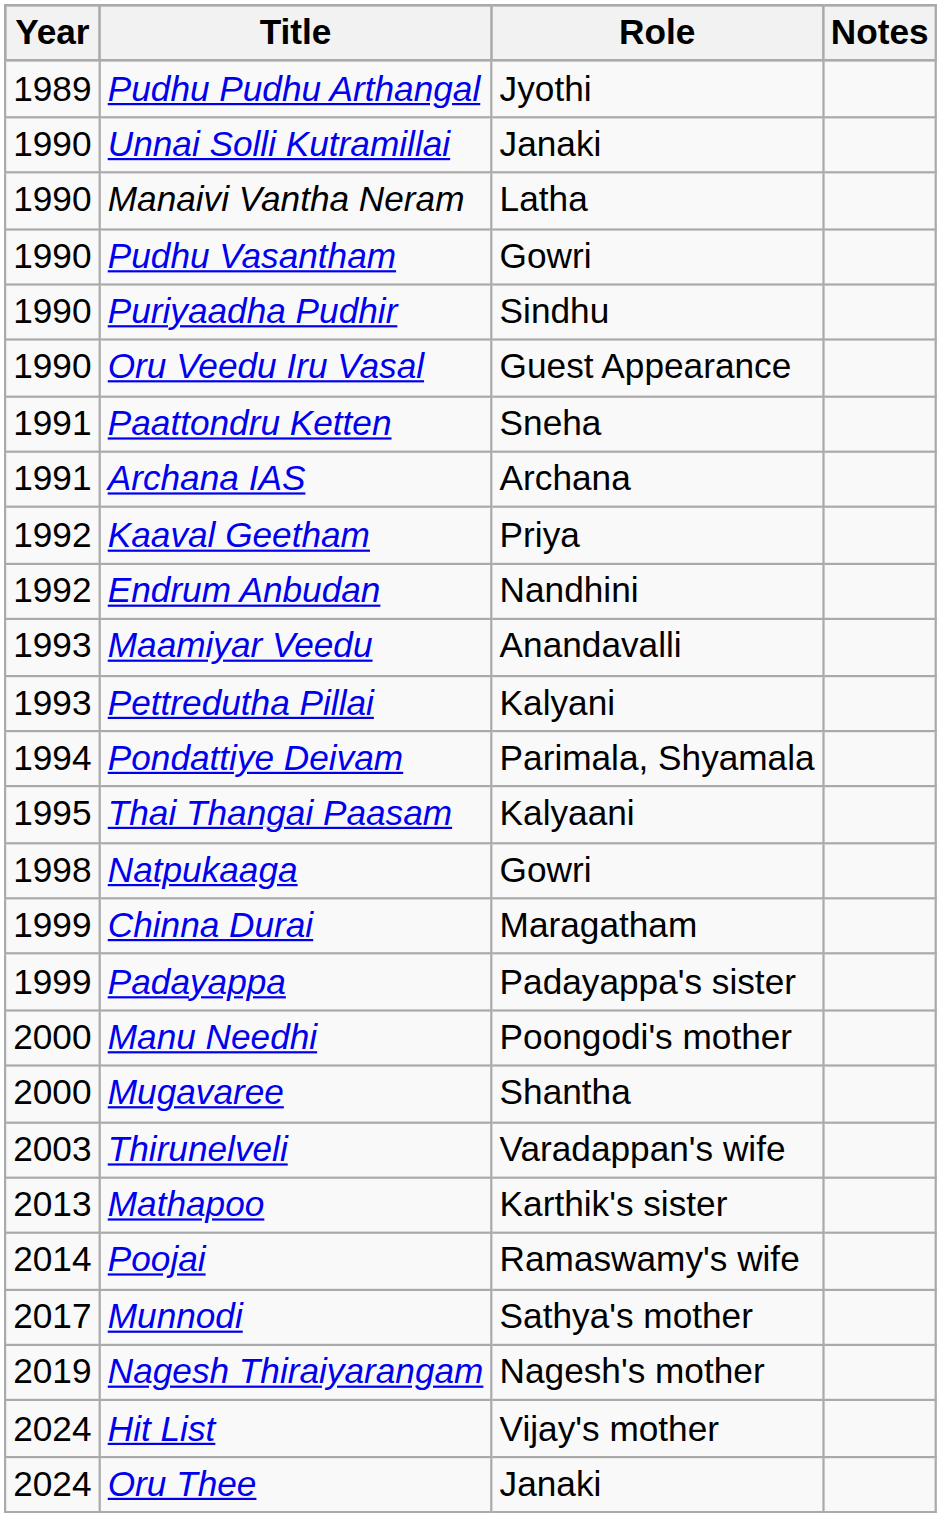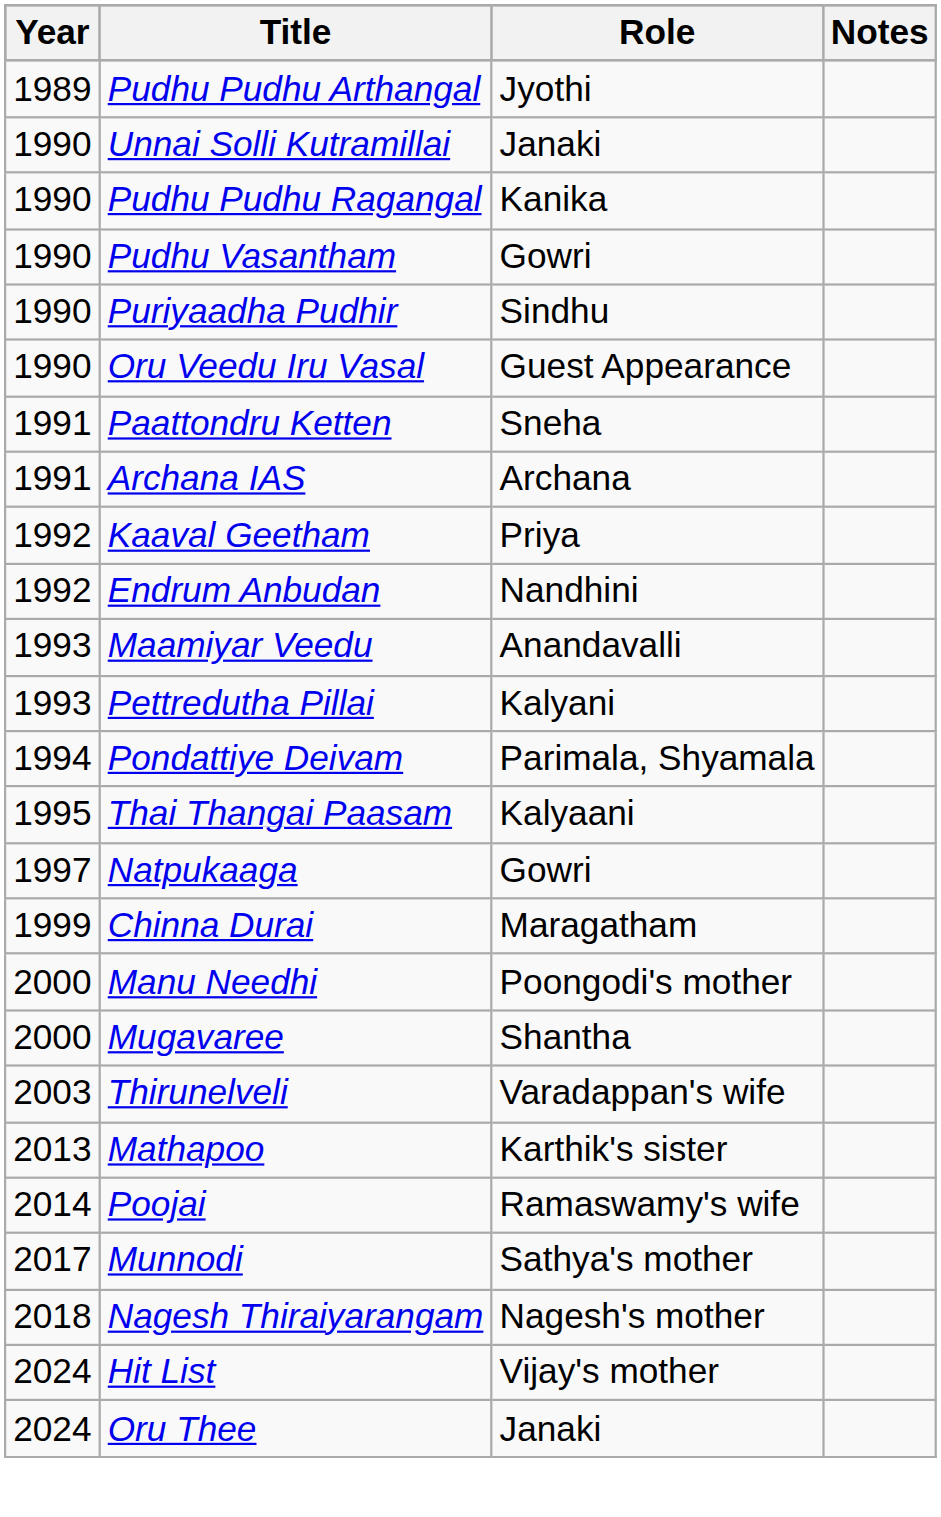- row: (286, 199)
+ row: (295, 199)
(52, 869) 1998 -> (52, 869) 1997
- row: (197, 981)
(52, 1372) 2019 -> (52, 1316) 2018
